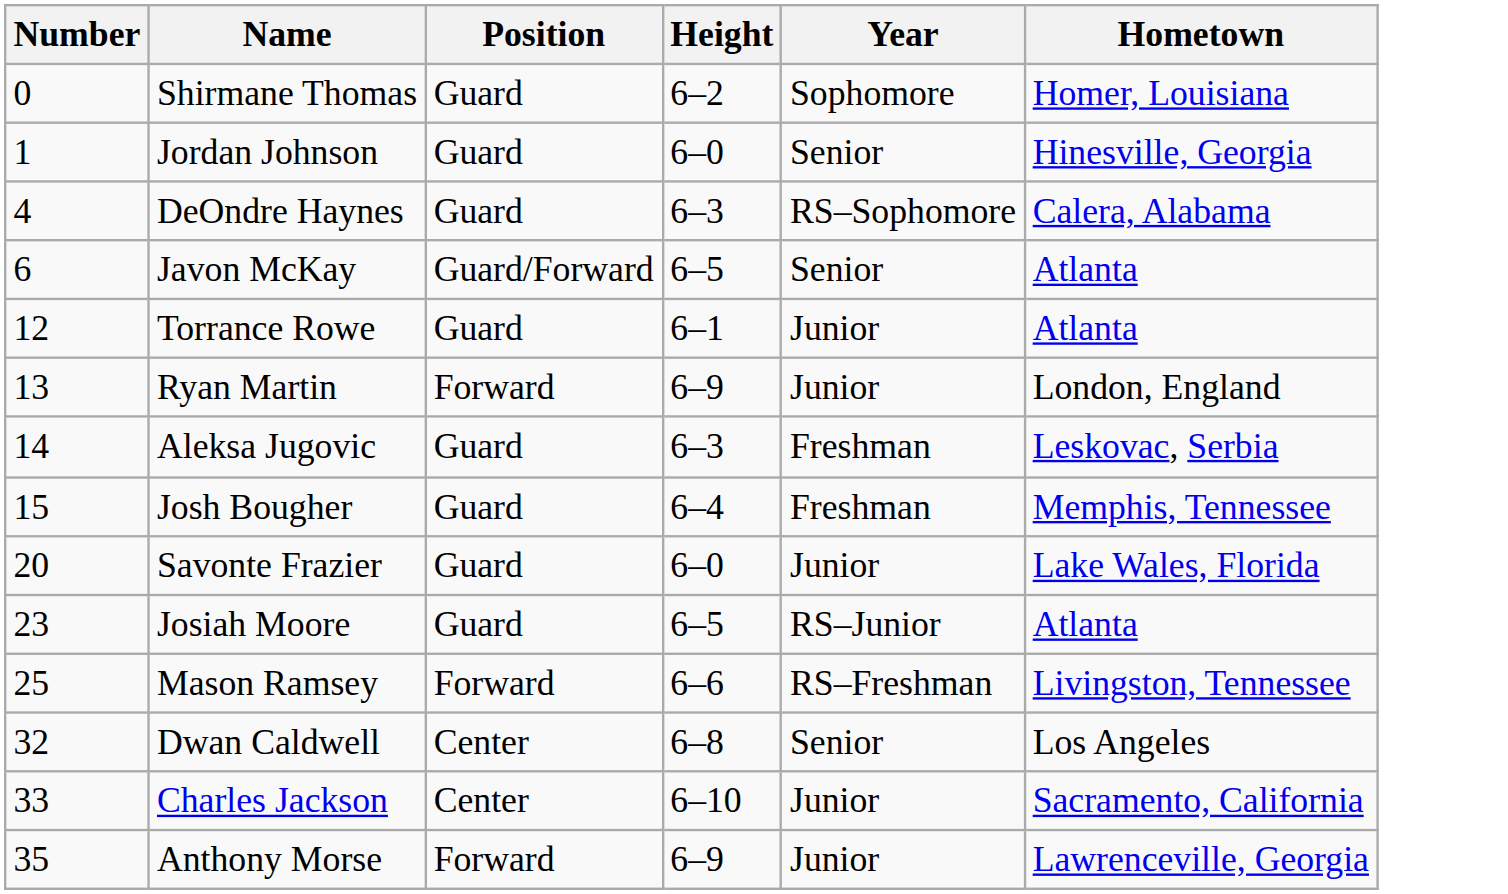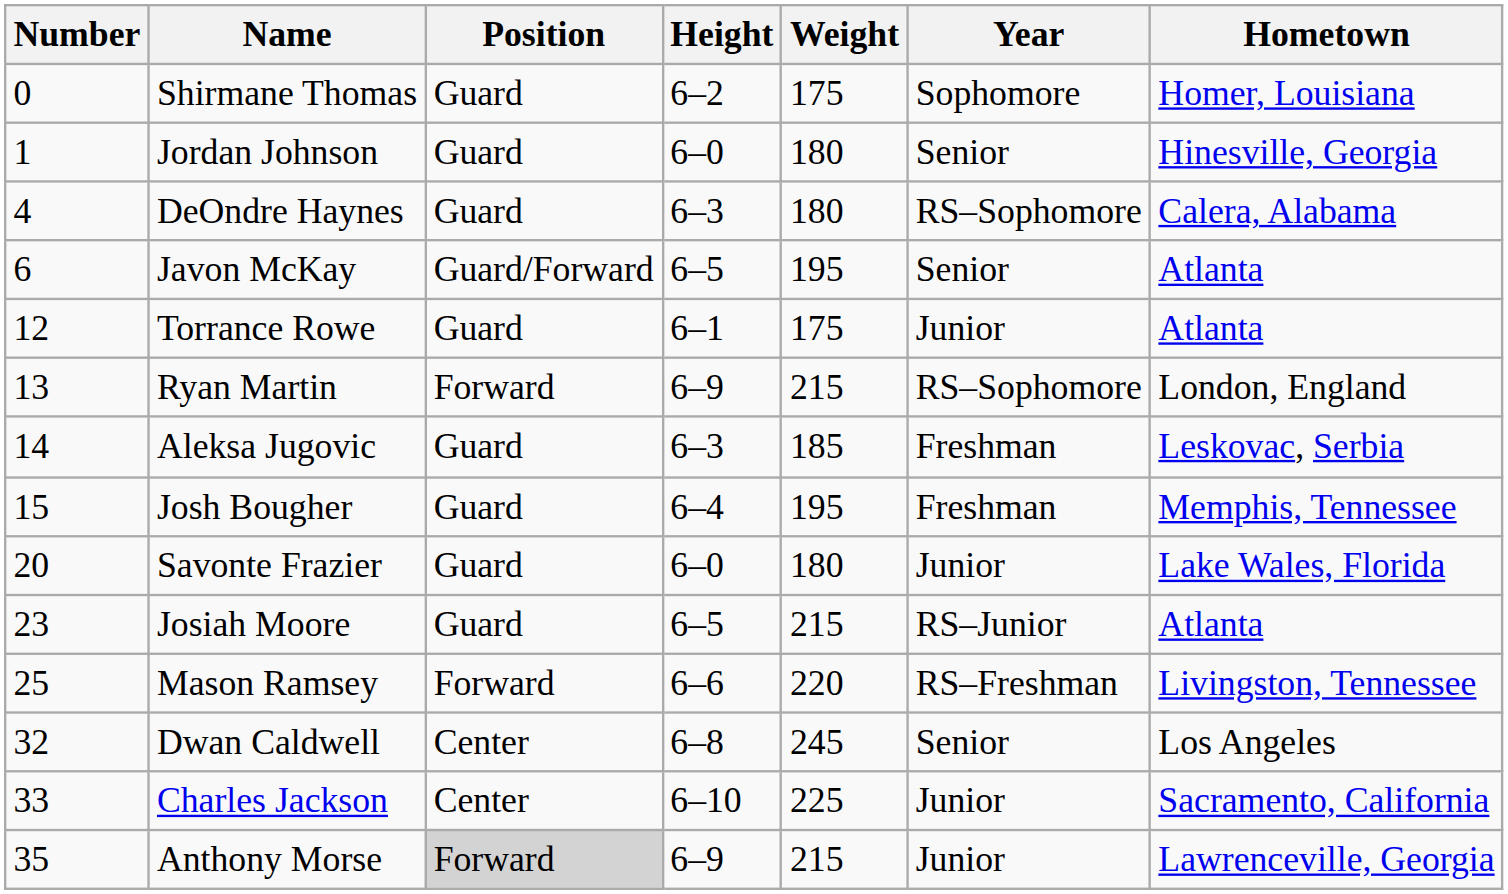+ column: (845, 34)
(835, 387) Junior -> (1029, 387) RS–Sophomore
(494, 858) no background -> (494, 858) lightgrey background
